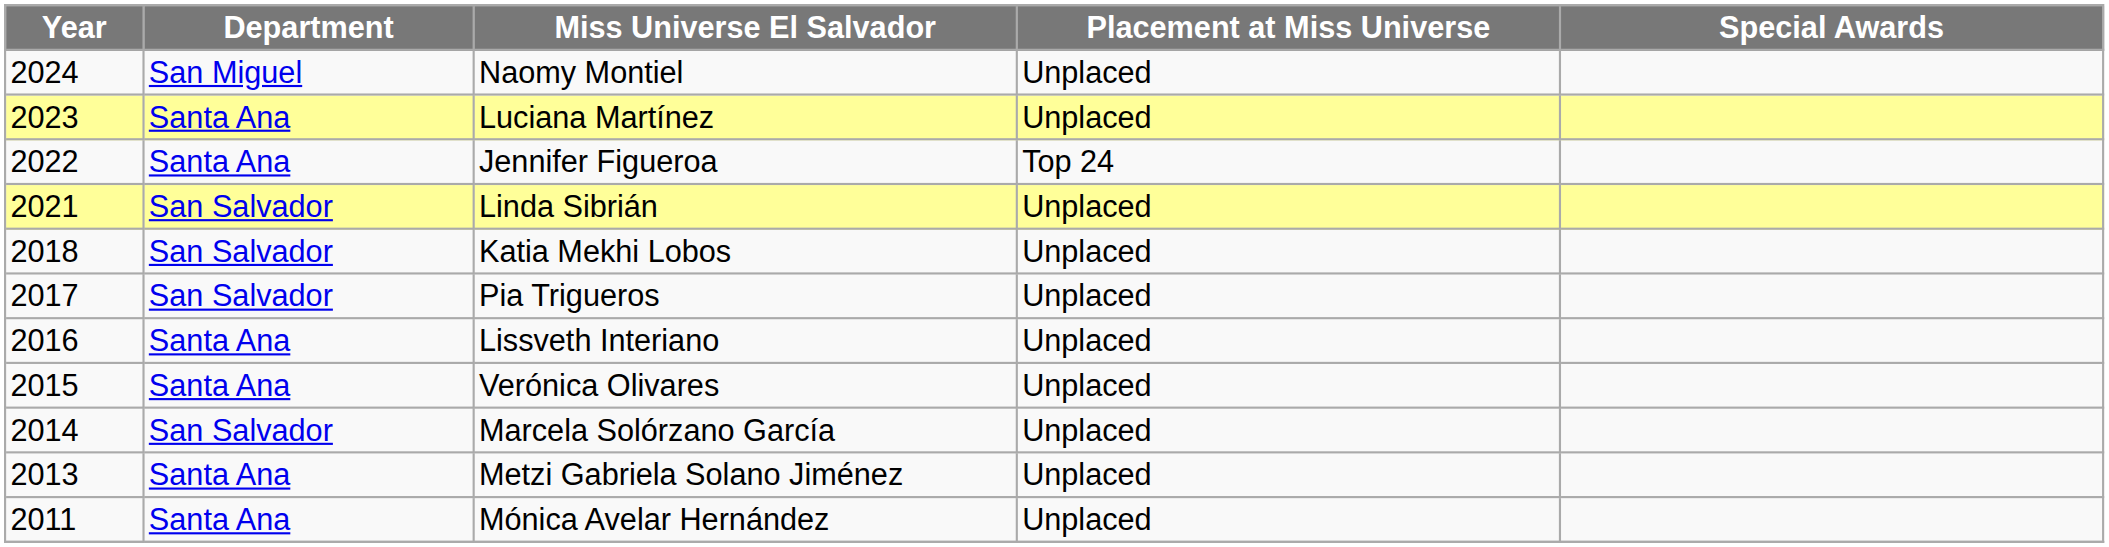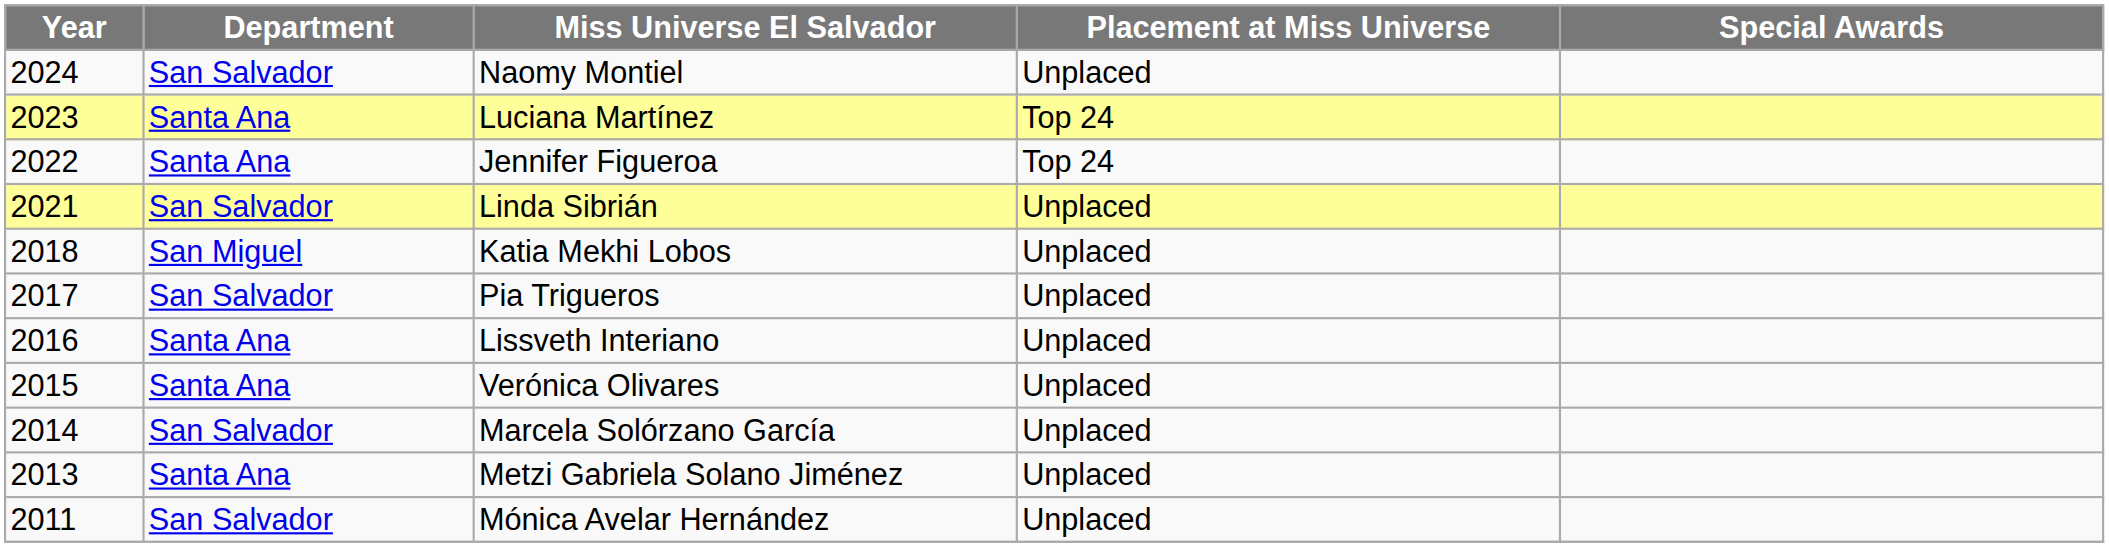(226, 72) San Miguel -> (241, 72) San Salvador
(1087, 117) Unplaced -> (1068, 117) Top 24
(241, 251) San Salvador -> (226, 251) San Miguel
(220, 519) Santa Ana -> (241, 519) San Salvador
